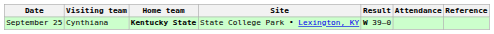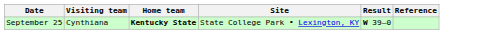- column: (418, 11)
